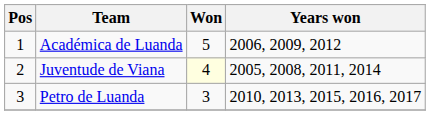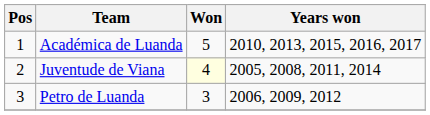(285, 44) 2006, 2009, 2012 -> (325, 44) 2010, 2013, 2015, 2016, 2017
(325, 97) 2010, 2013, 2015, 2016, 2017 -> (285, 97) 2006, 2009, 2012
